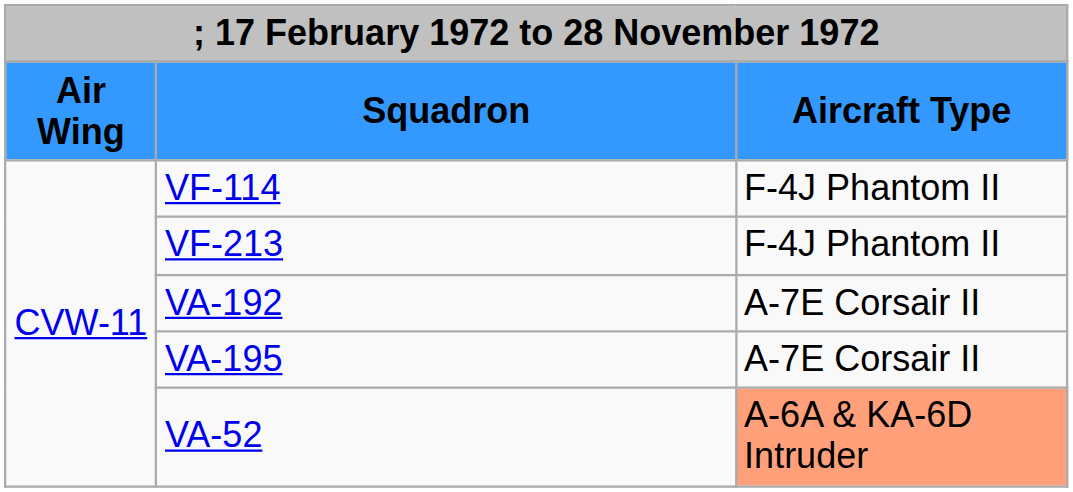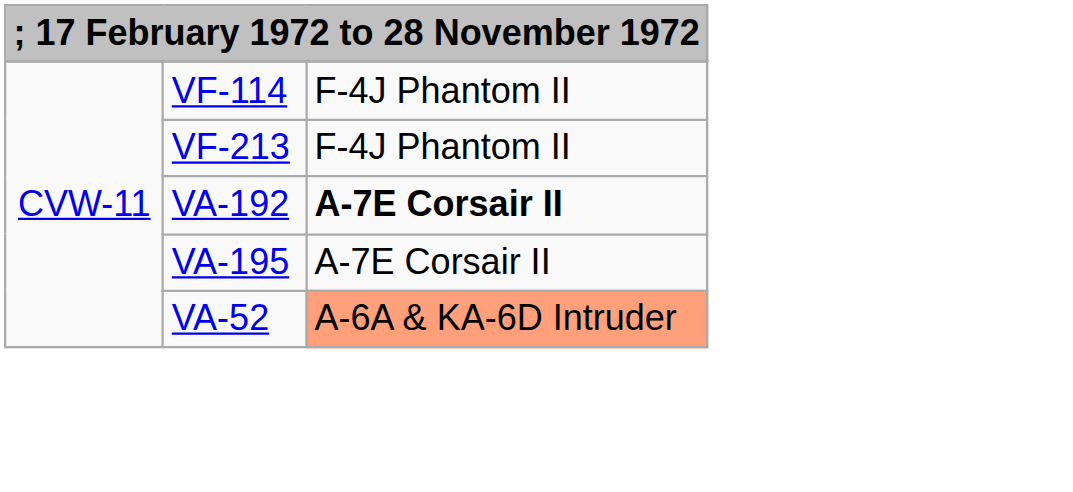- row: (446, 110)
(862, 301) normal -> (439, 204) bold
